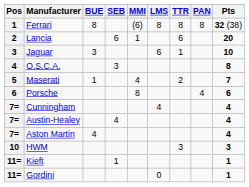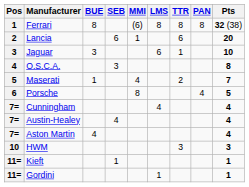(228, 93) 6 -> (228, 93) 5
(159, 175) 0 -> (159, 175) 1
